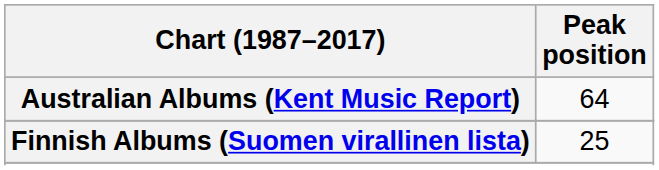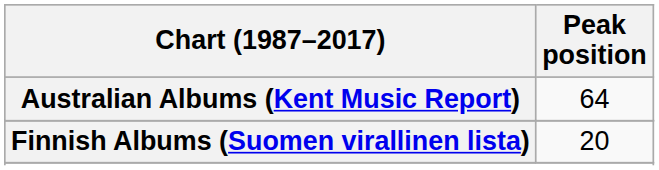(594, 141) 25 -> (594, 141) 20
